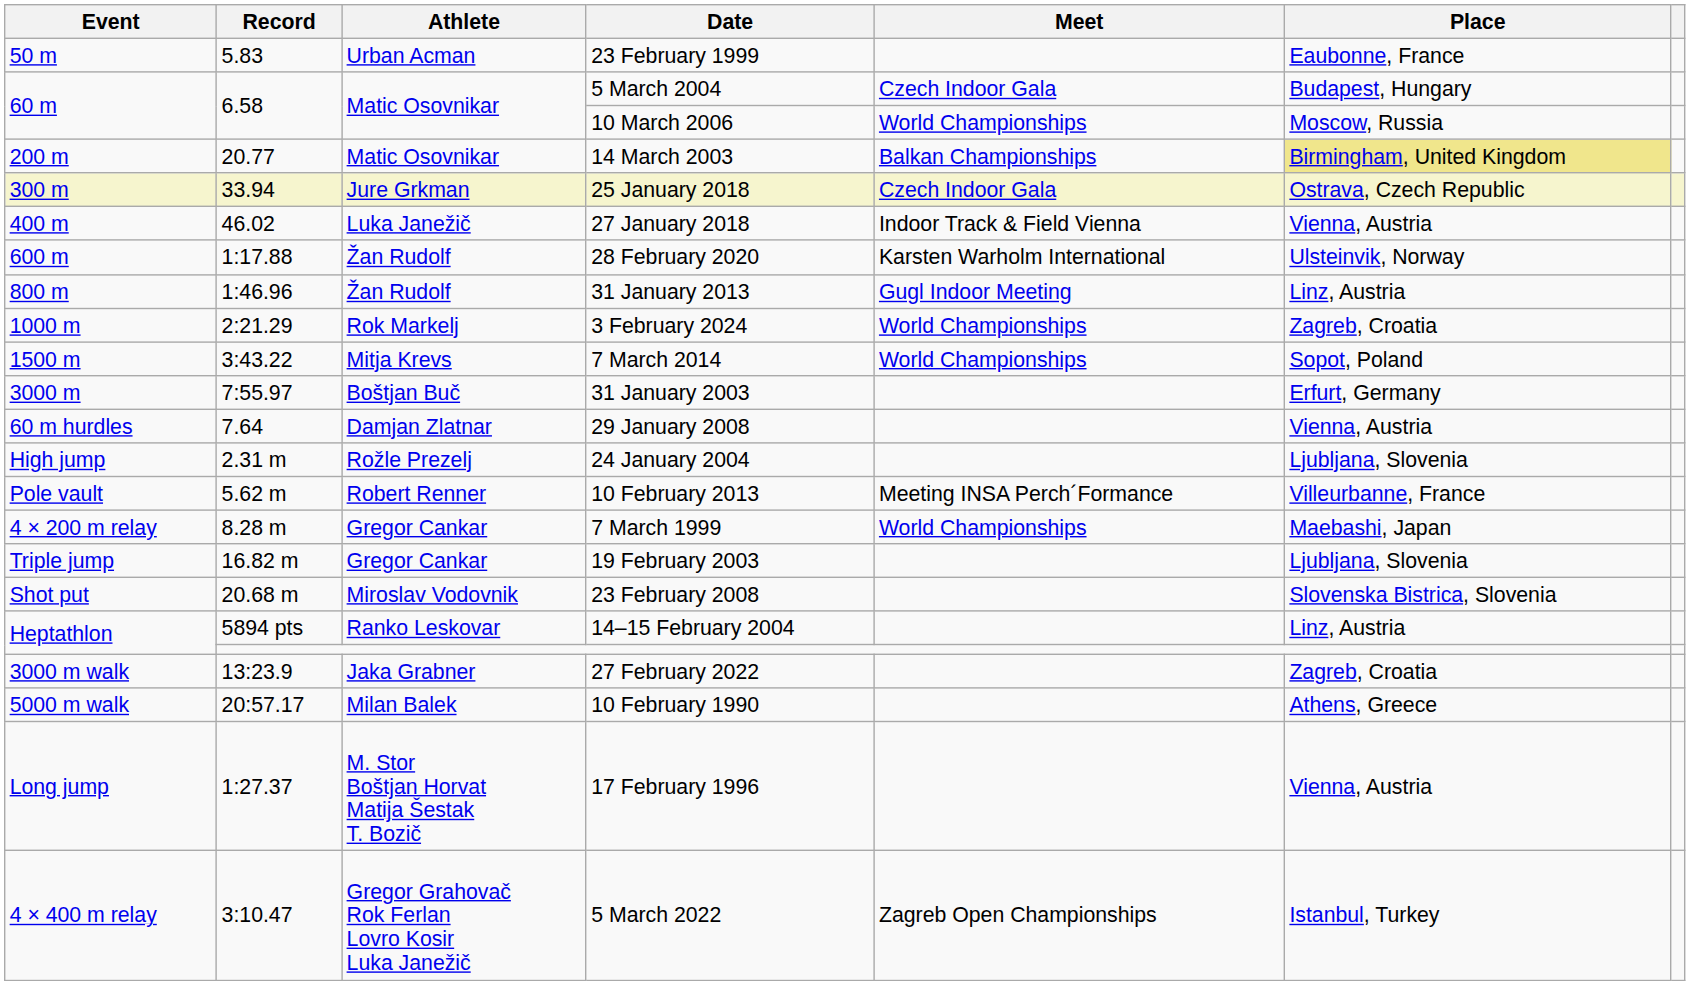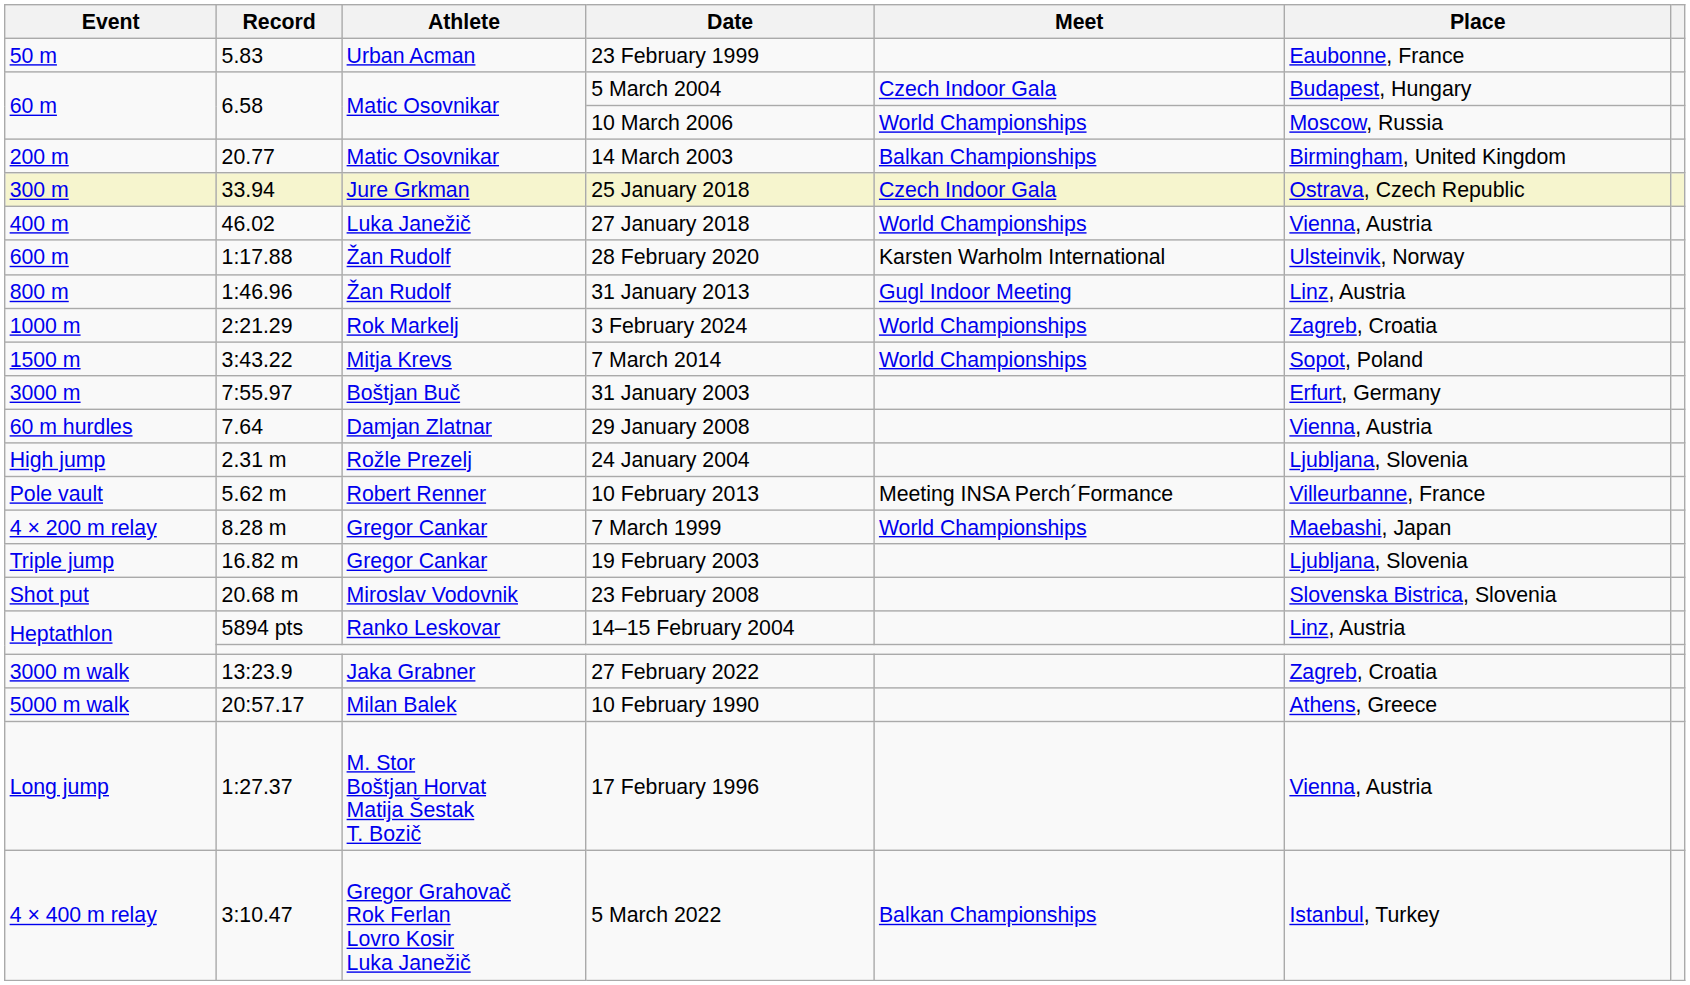(1428, 156) khaki background -> (1428, 156) no background
(1010, 224) Indoor Track & Field Vienna -> (983, 224) World Championships
(1018, 916) Zagreb Open Championships -> (988, 916) Balkan Championships
